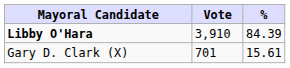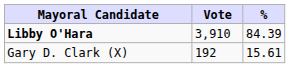(206, 53) 701 -> (206, 53) 192
